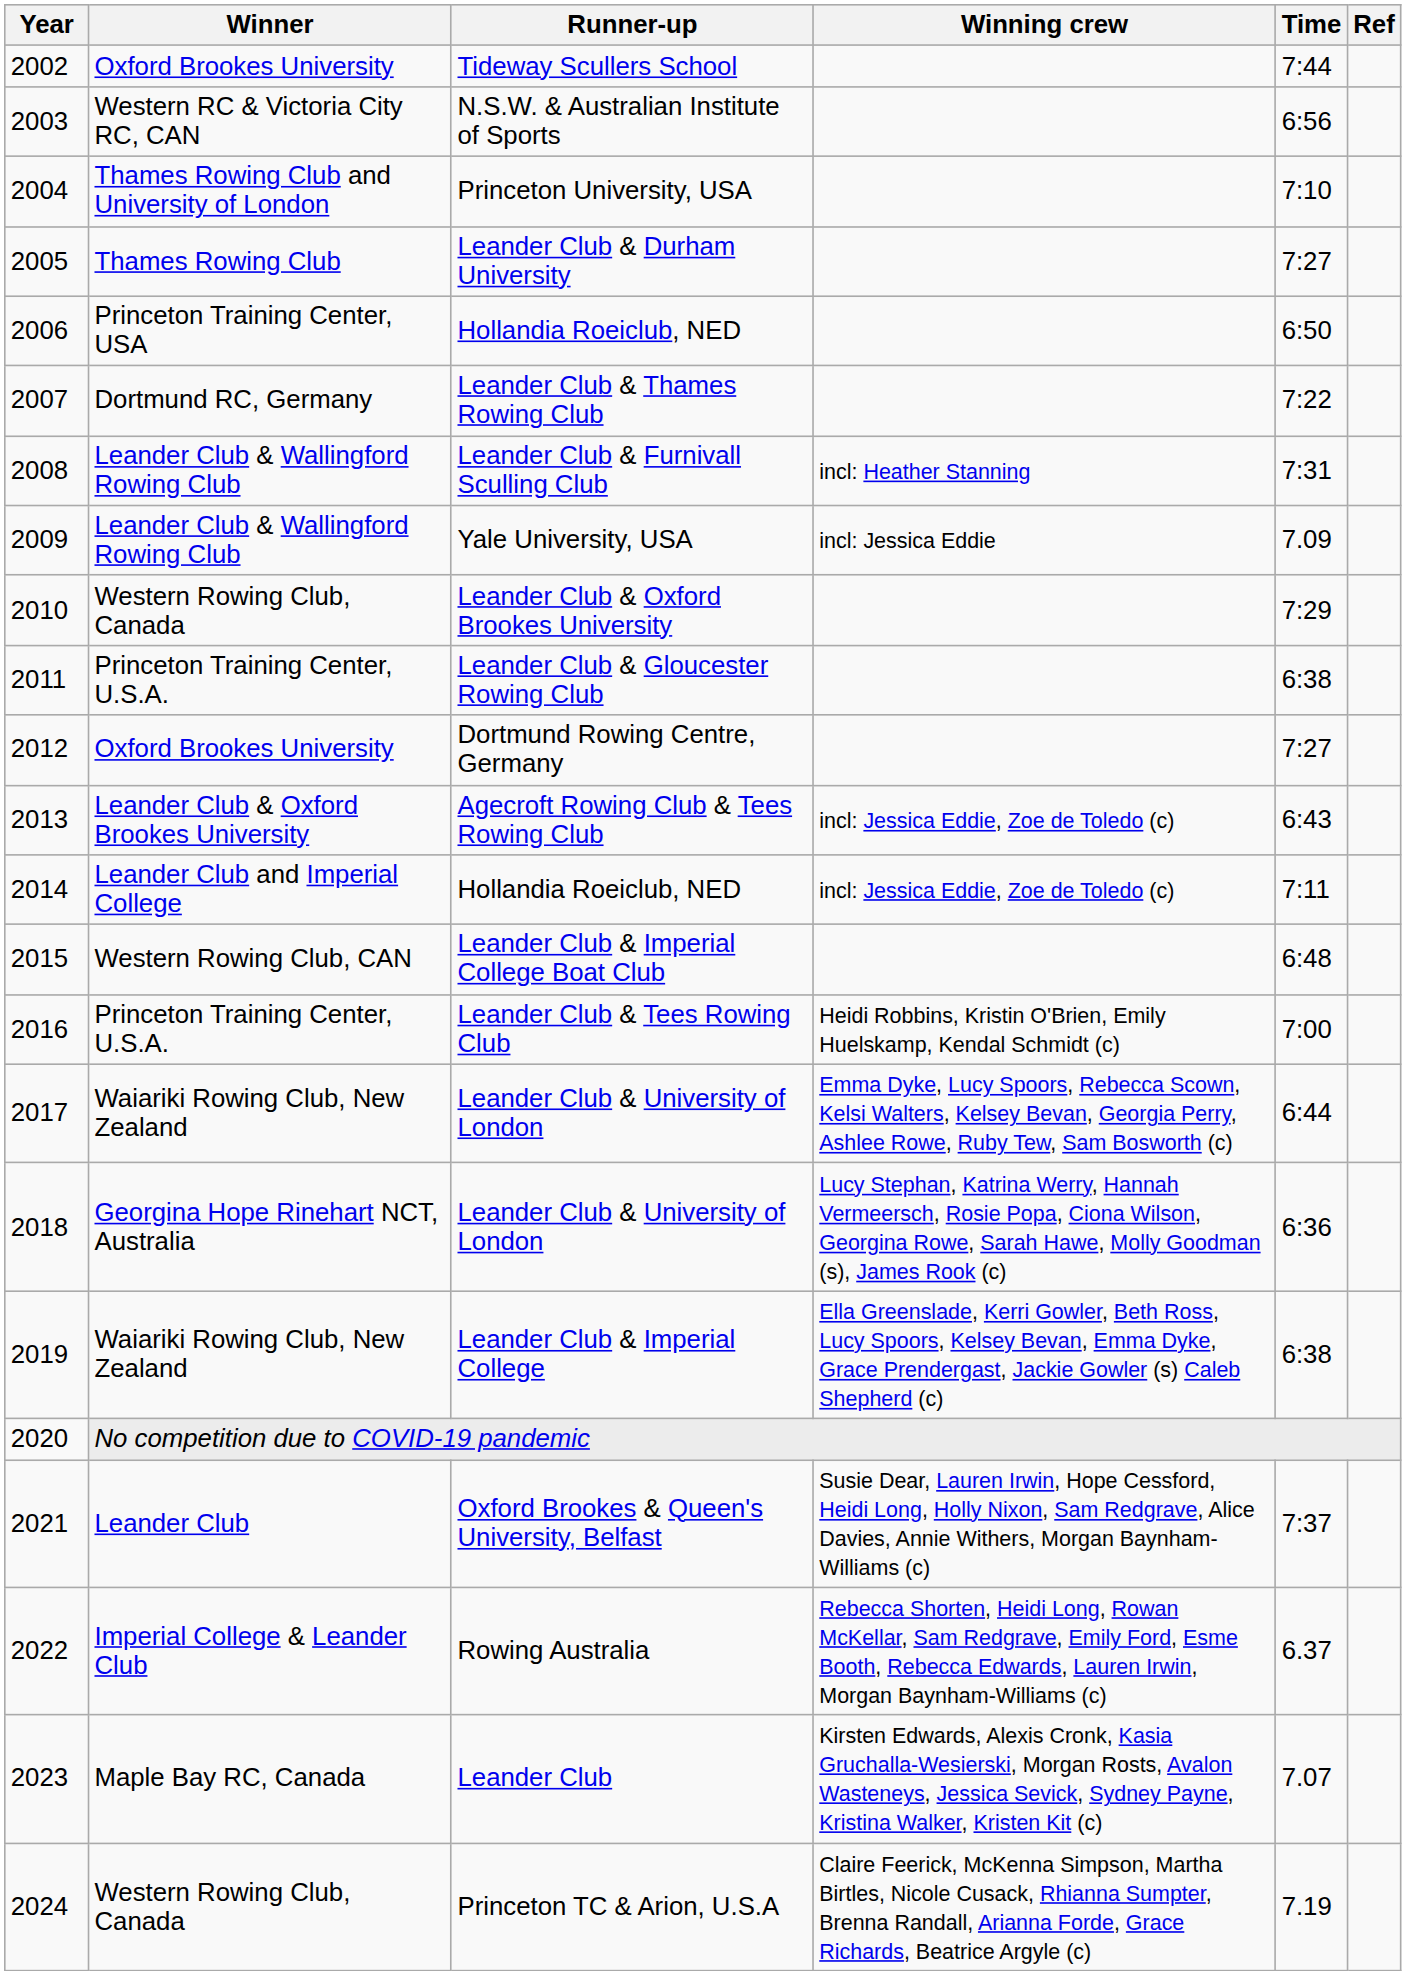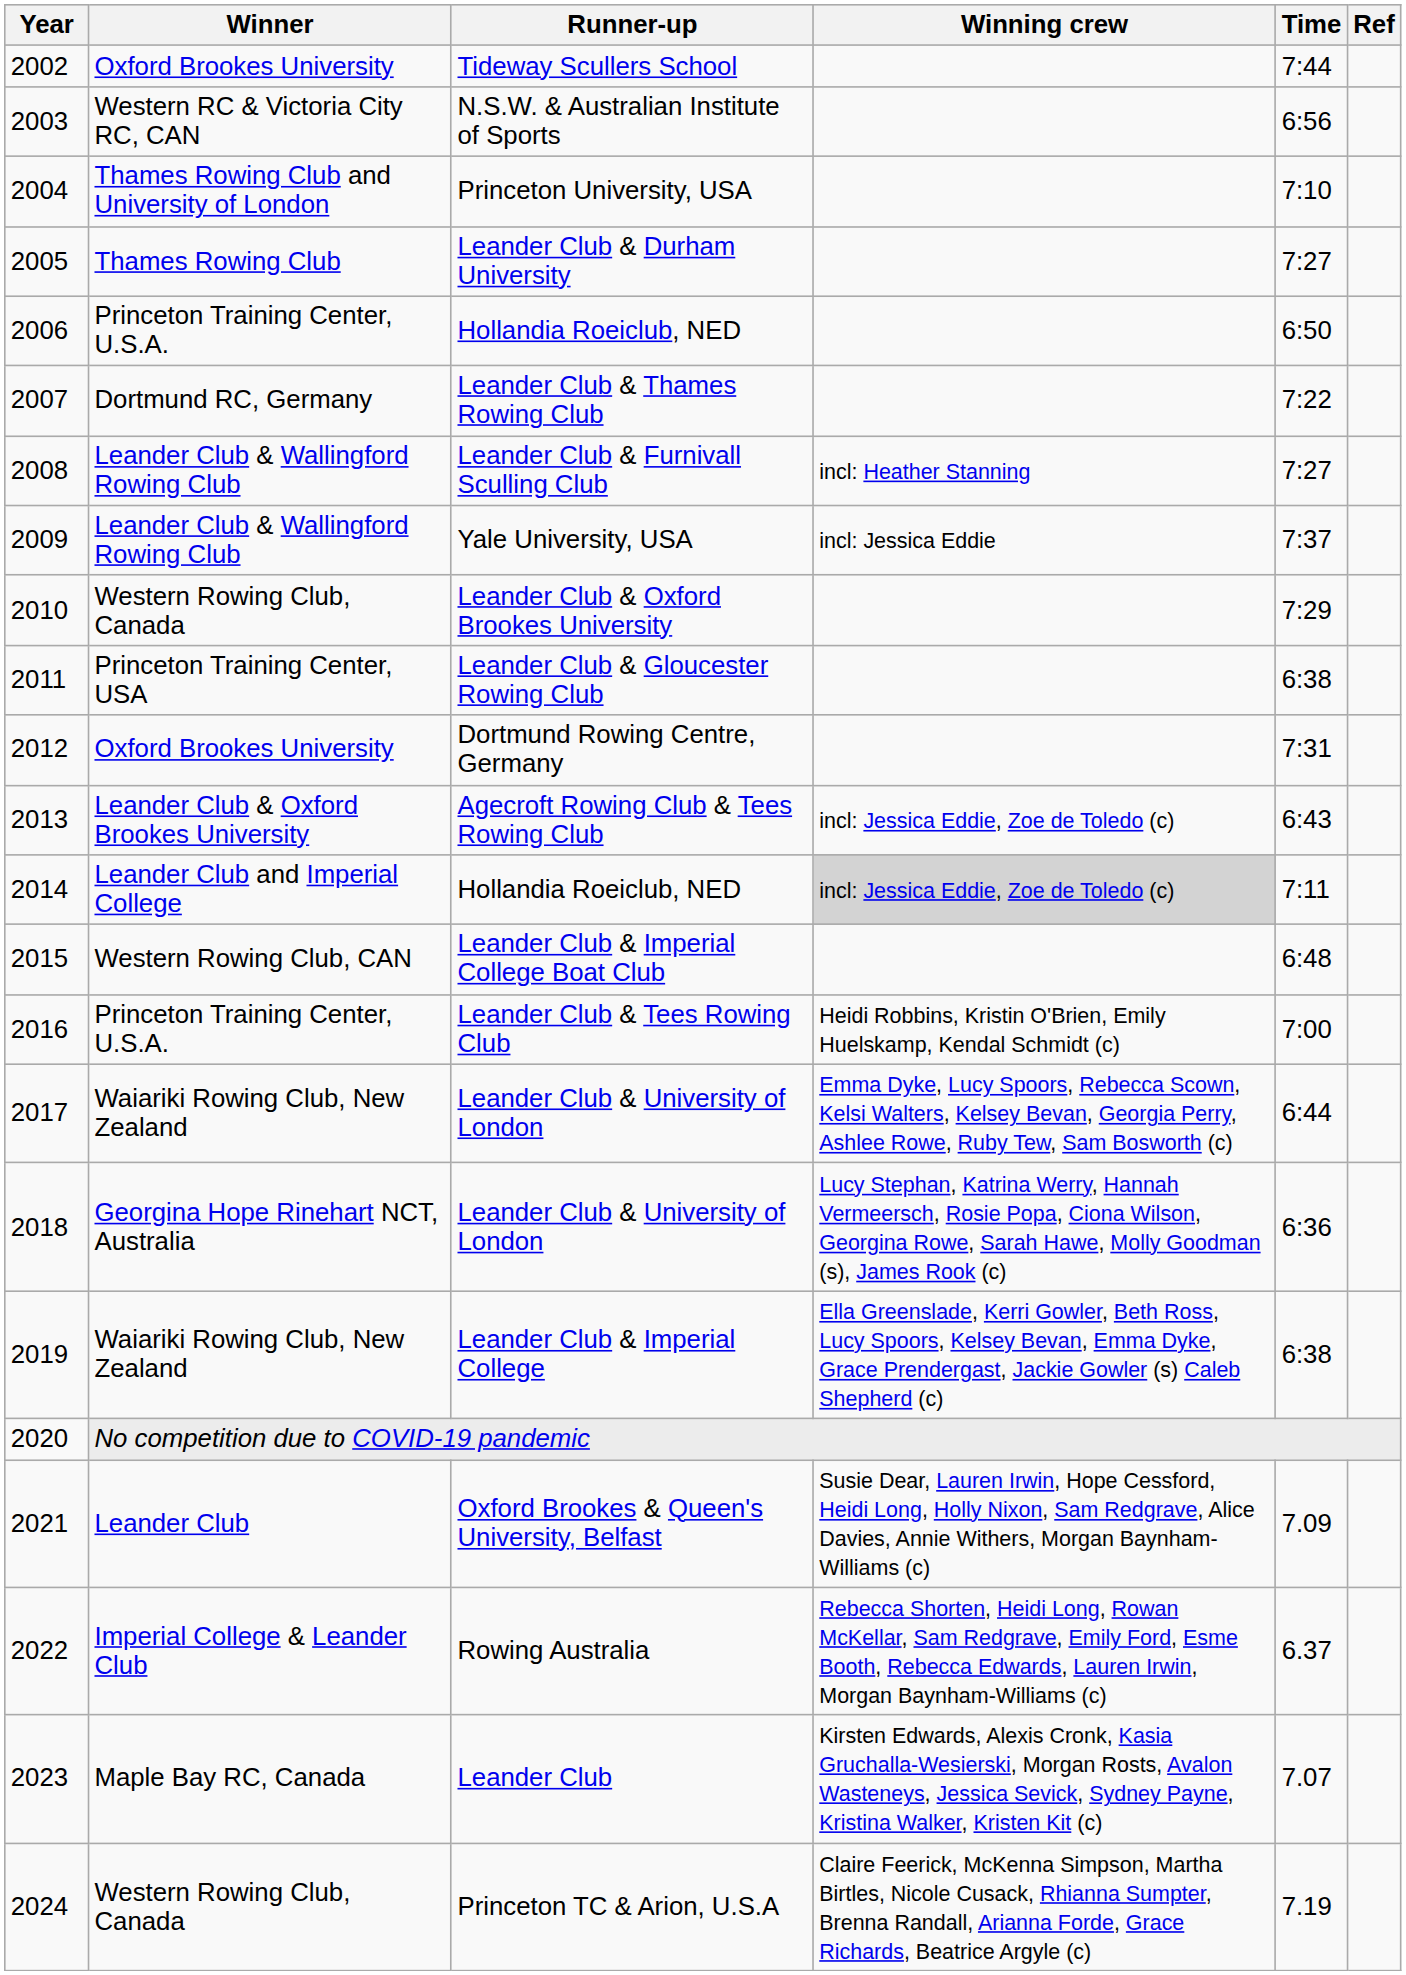(243, 330) Princeton Training Center, USA -> (243, 330) Princeton Training Center, U.S.A.
(1307, 470) 7:31 -> (1307, 470) 7:27
(1307, 540) 7.09 -> (1307, 540) 7:37
(243, 679) Princeton Training Center, U.S.A. -> (243, 679) Princeton Training Center, USA
(1307, 749) 7:27 -> (1307, 749) 7:31
(997, 890) no background -> (997, 890) lightgrey background
(1307, 1523) 7:37 -> (1307, 1523) 7.09
